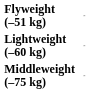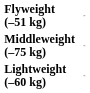rows swapped: (35, 45) <-> (40, 75)
